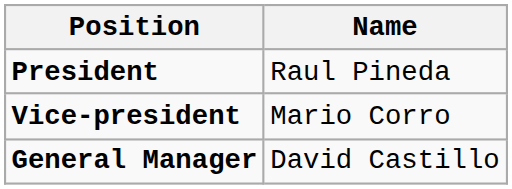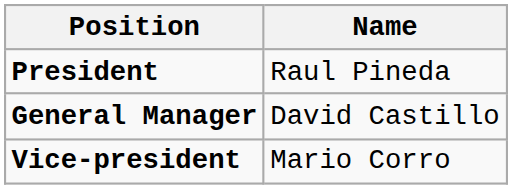rows swapped: (126, 116) <-> (134, 161)
